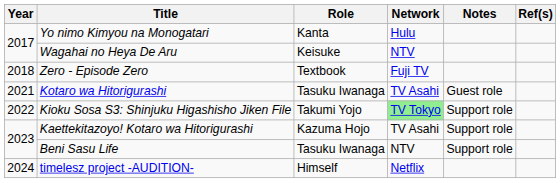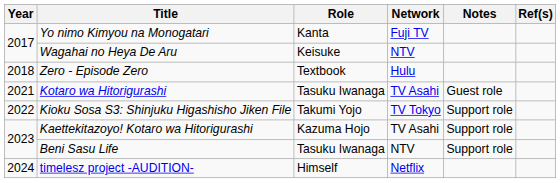(403, 33) Hulu -> (410, 33) Fuji TV
(410, 71) Fuji TV -> (403, 71) Hulu
(416, 110) lightgreen background -> (416, 110) no background
